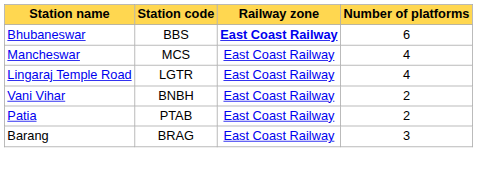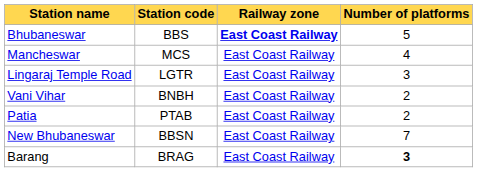(406, 34) 6 -> (406, 34) 5
(406, 75) 4 -> (406, 75) 3
+ row: (61, 136)
(406, 136) normal -> (406, 156) bold
